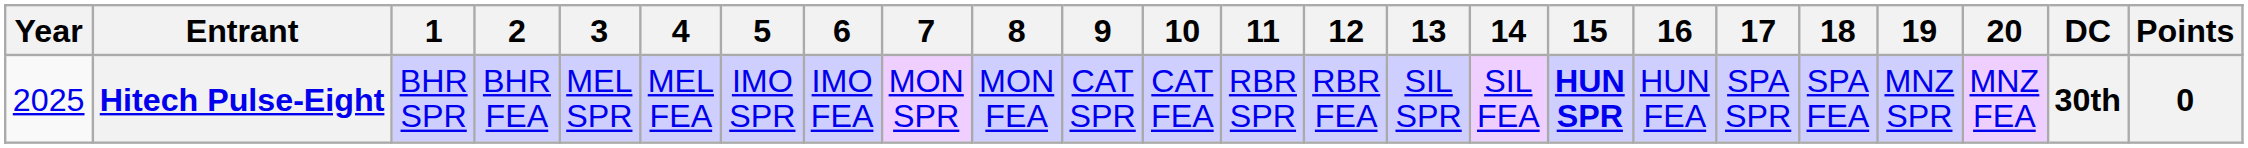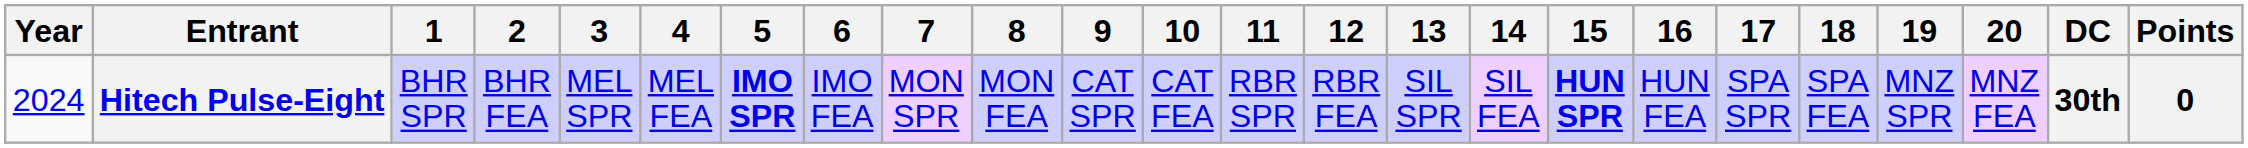(49, 99) 2025 -> (49, 99) 2024
(762, 99) normal -> (762, 99) bold
